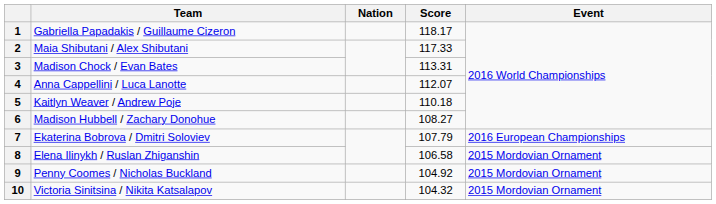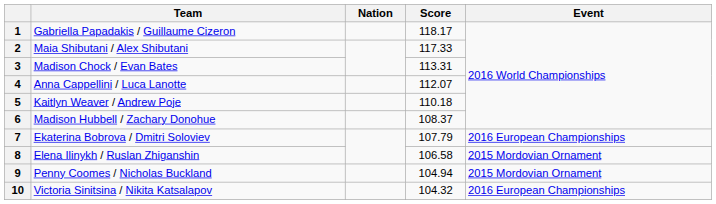(436, 119) 108.27 -> (436, 119) 108.37
(436, 173) 104.92 -> (436, 173) 104.94
(535, 191) 2015 Mordovian Ornament -> (547, 191) 2016 European Championships
